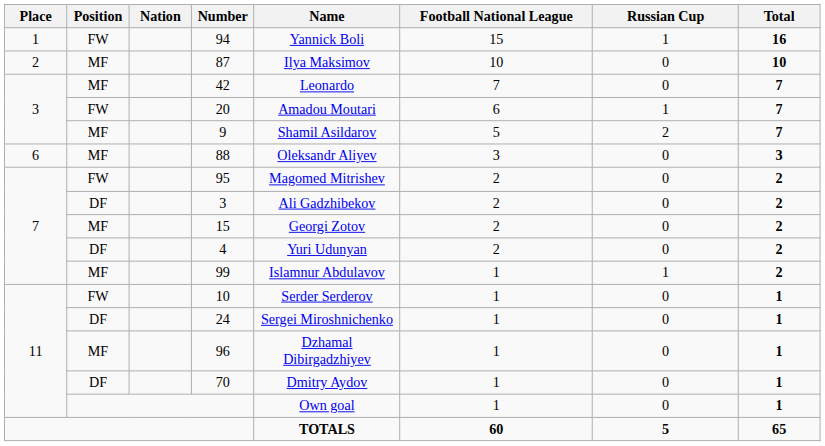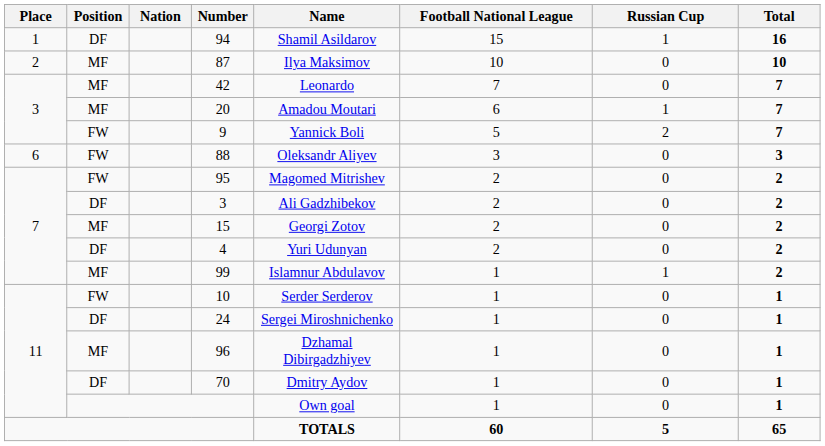(98, 39) FW -> (98, 39) DF
(327, 39) Yannick Boli -> (327, 39) Shamil Asildarov
(98, 109) FW -> (98, 109) MF
(98, 132) MF -> (98, 132) FW
(327, 132) Shamil Asildarov -> (327, 132) Yannick Boli
(98, 156) MF -> (98, 156) FW
